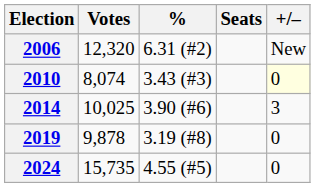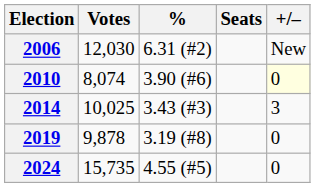(109, 49) 12,320 -> (109, 49) 12,030
(177, 78) 3.43 (#3) -> (177, 78) 3.90 (#6)
(177, 108) 3.90 (#6) -> (177, 108) 3.43 (#3)
